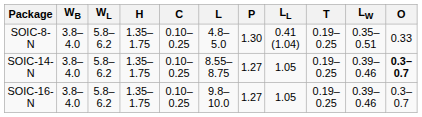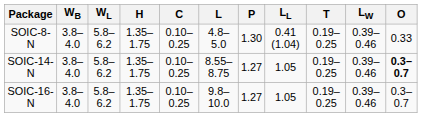(366, 38) 0.35–0.51 -> (366, 38) 0.39–0.46
